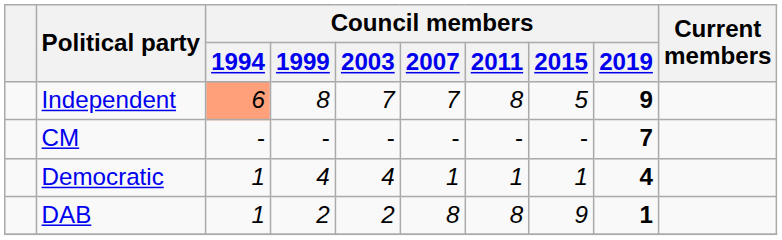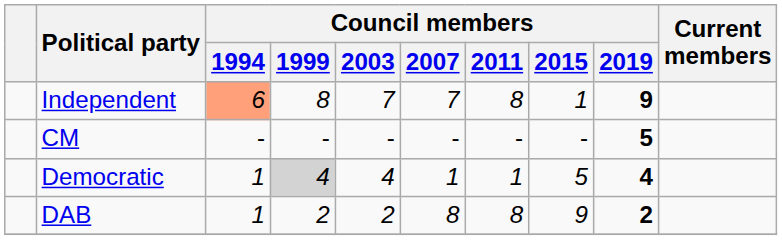(581, 100) 5 -> (581, 100) 1
(646, 138) 7 -> (646, 138) 5
(323, 176) no background -> (323, 176) lightgrey background
(581, 176) 1 -> (581, 176) 5
(646, 215) 1 -> (646, 215) 2
